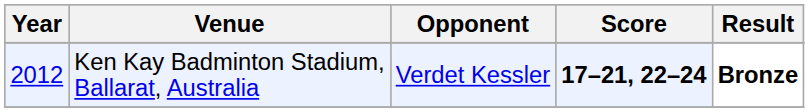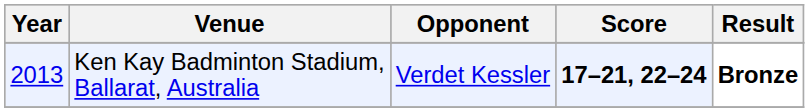(37, 75) 2012 -> (37, 75) 2013
